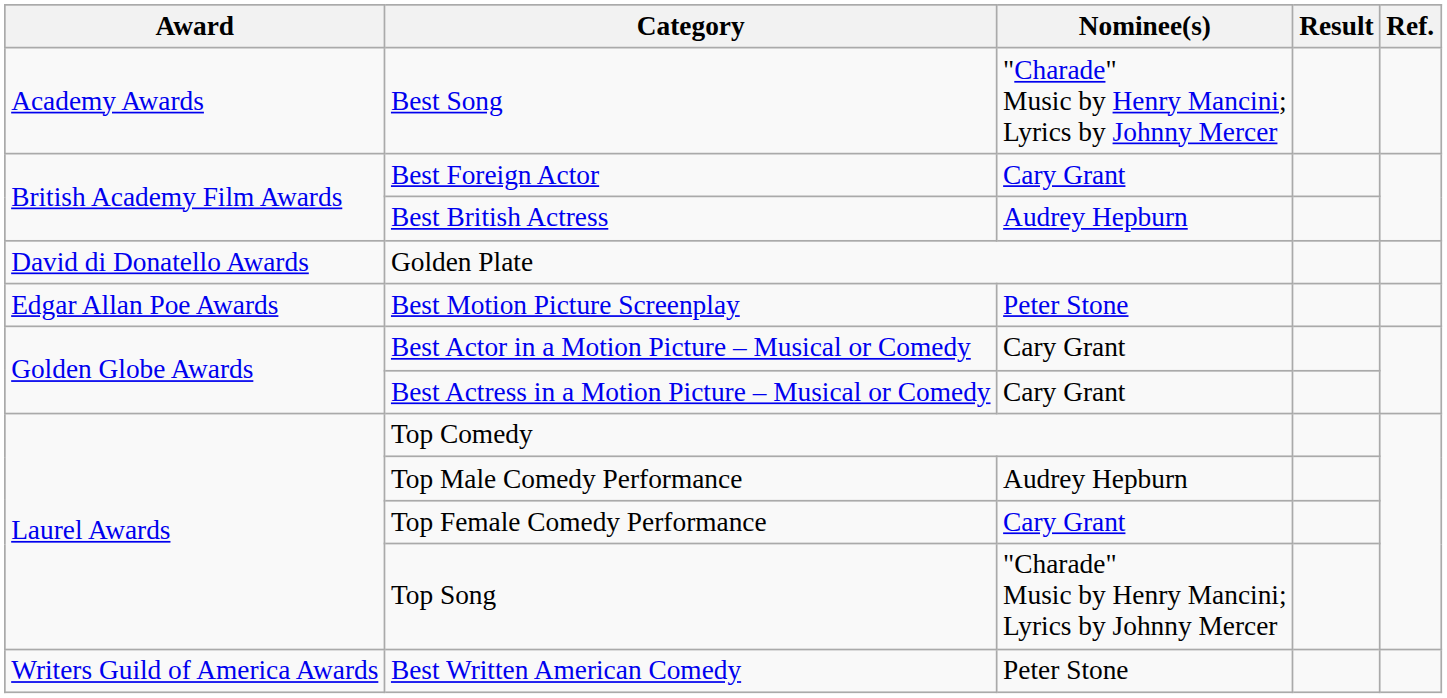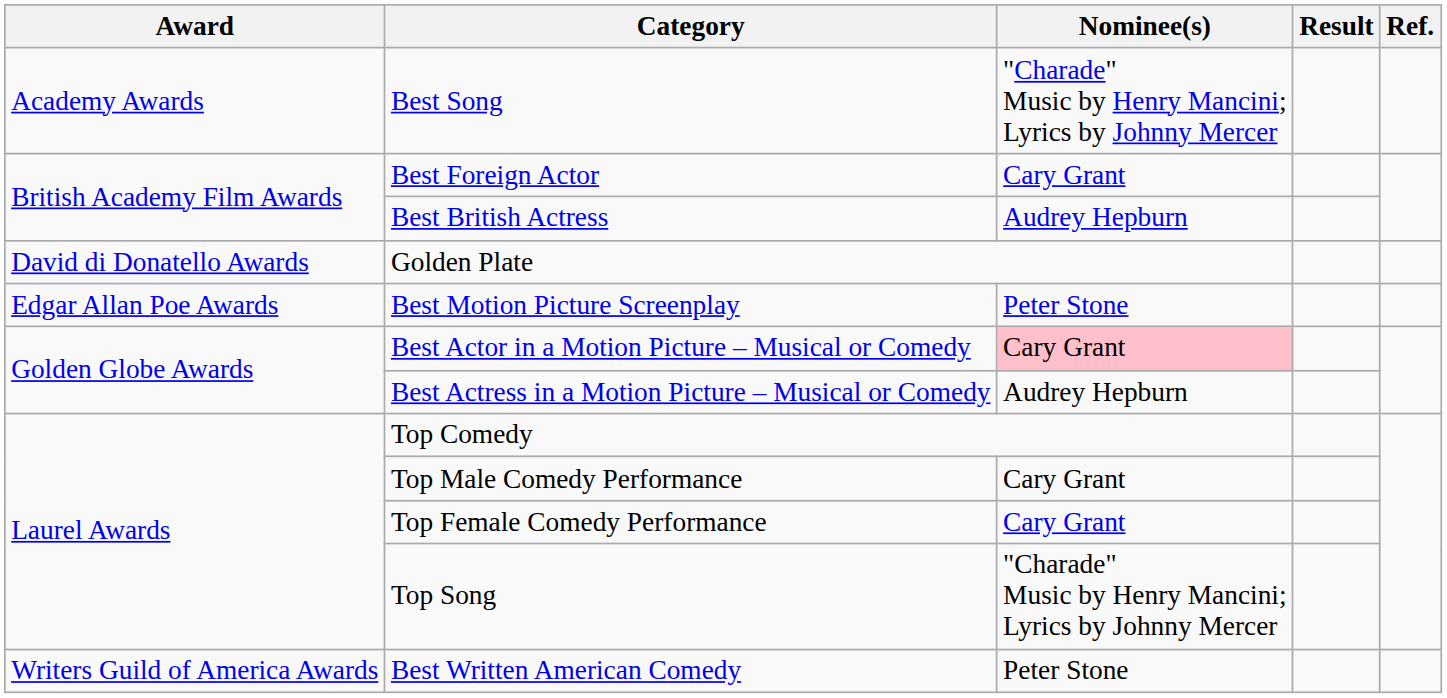(1064, 348) no background -> (1064, 348) pink background
(1064, 391) Cary Grant -> (1095, 391) Audrey Hepburn
(1095, 478) Audrey Hepburn -> (1064, 478) Cary Grant
